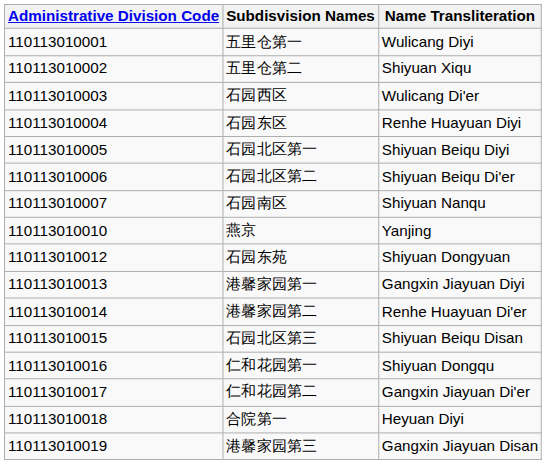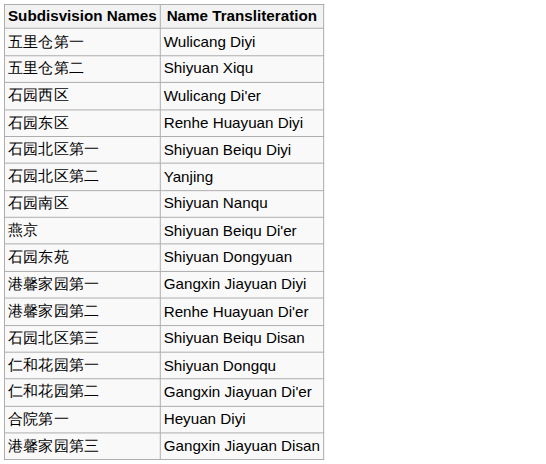- column: (114, 16)
(448, 176) Shiyuan Beiqu Di'er -> (188, 176) Yanjing
(407, 230) Yanjing -> (230, 230) Shiyuan Beiqu Di'er
